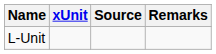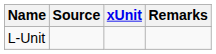columns swapped: (70, 15) <-> (118, 15)
